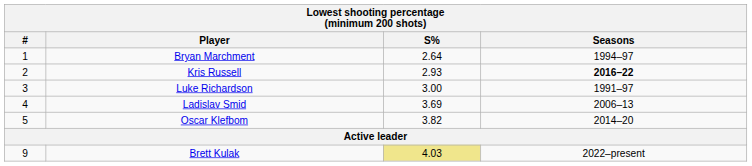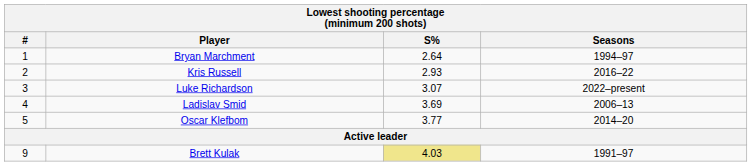(614, 72) bold -> (614, 72) normal
(432, 88) 3.00 -> (432, 88) 3.07
(614, 88) 1991–97 -> (614, 88) 2022–present
(432, 121) 3.82 -> (432, 121) 3.77
(614, 153) 2022–present -> (614, 153) 1991–97
